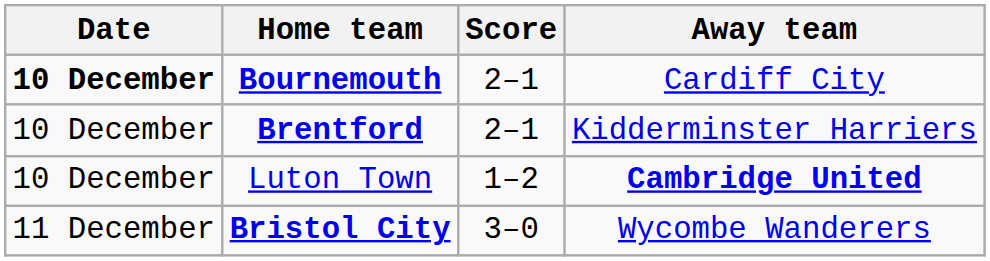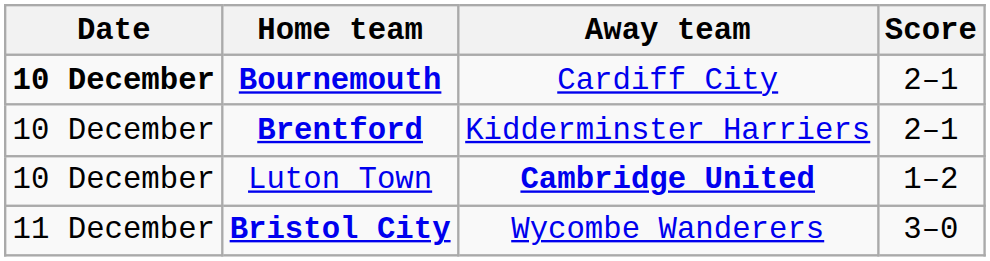columns swapped: (511, 30) <-> (774, 30)
